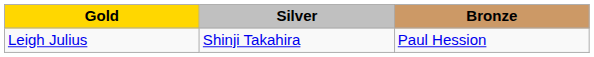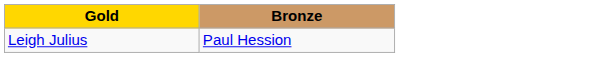- column: (297, 16)
